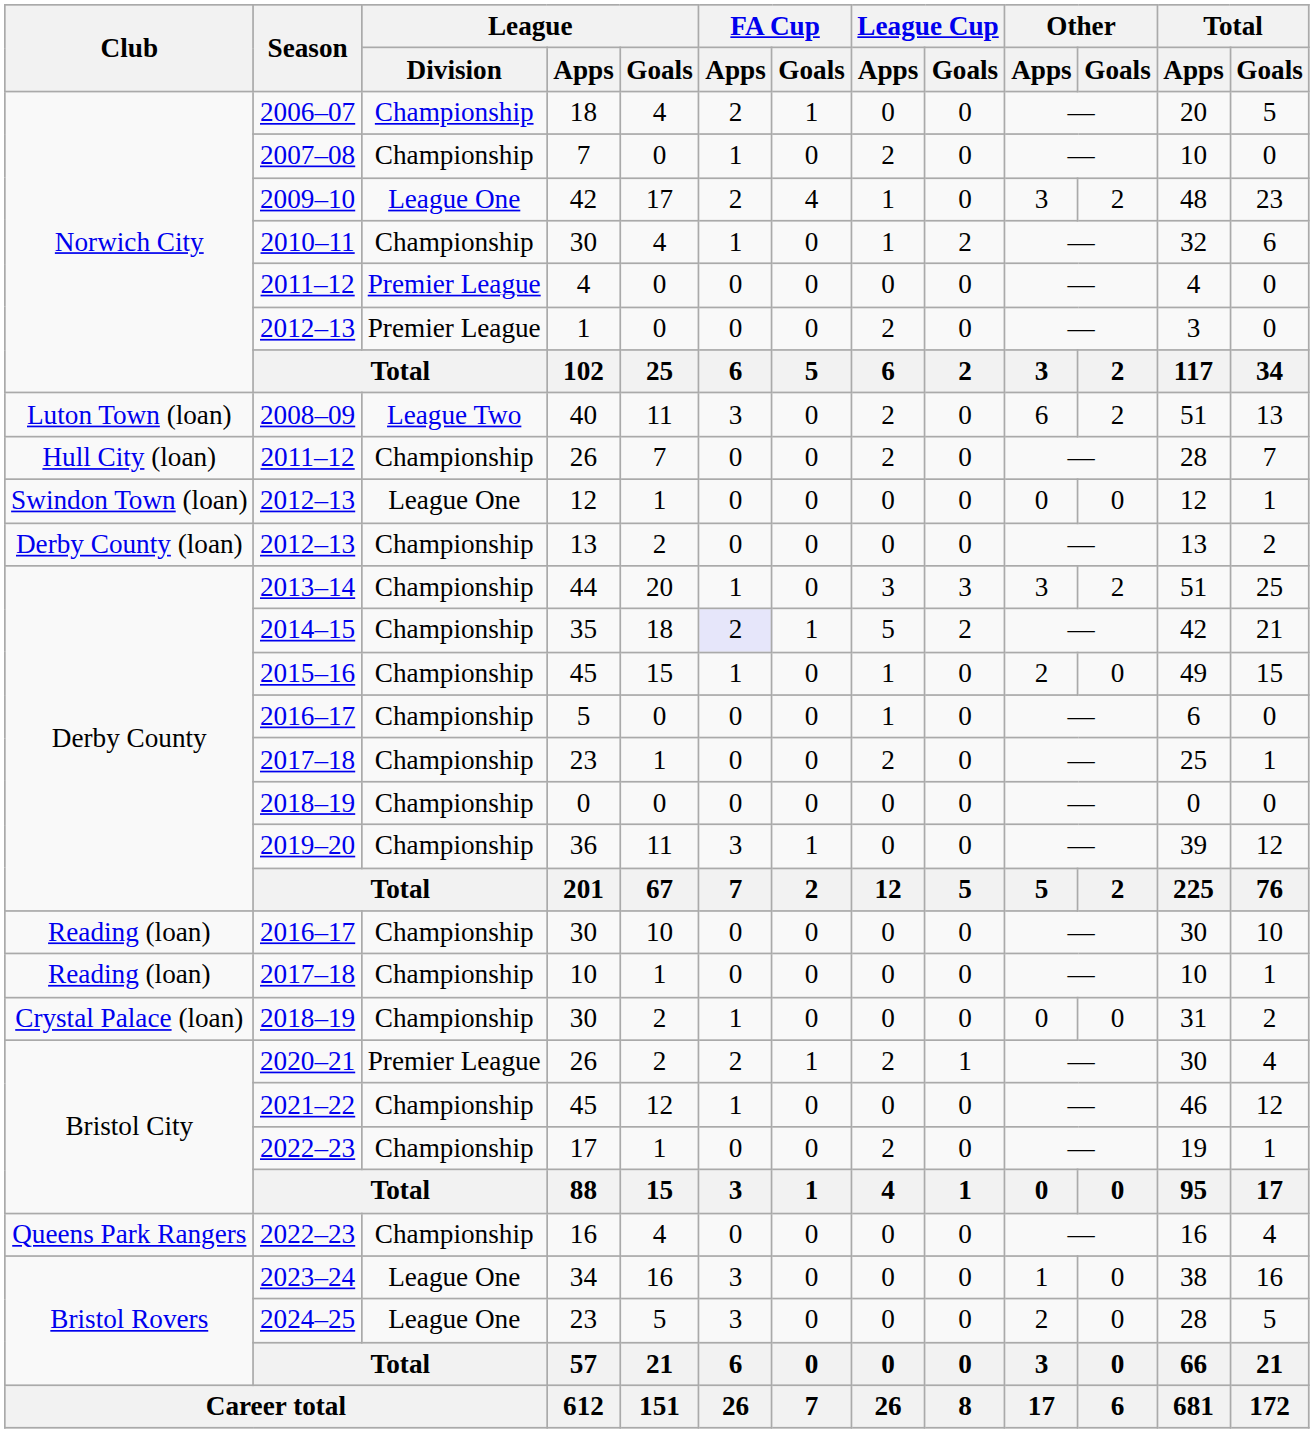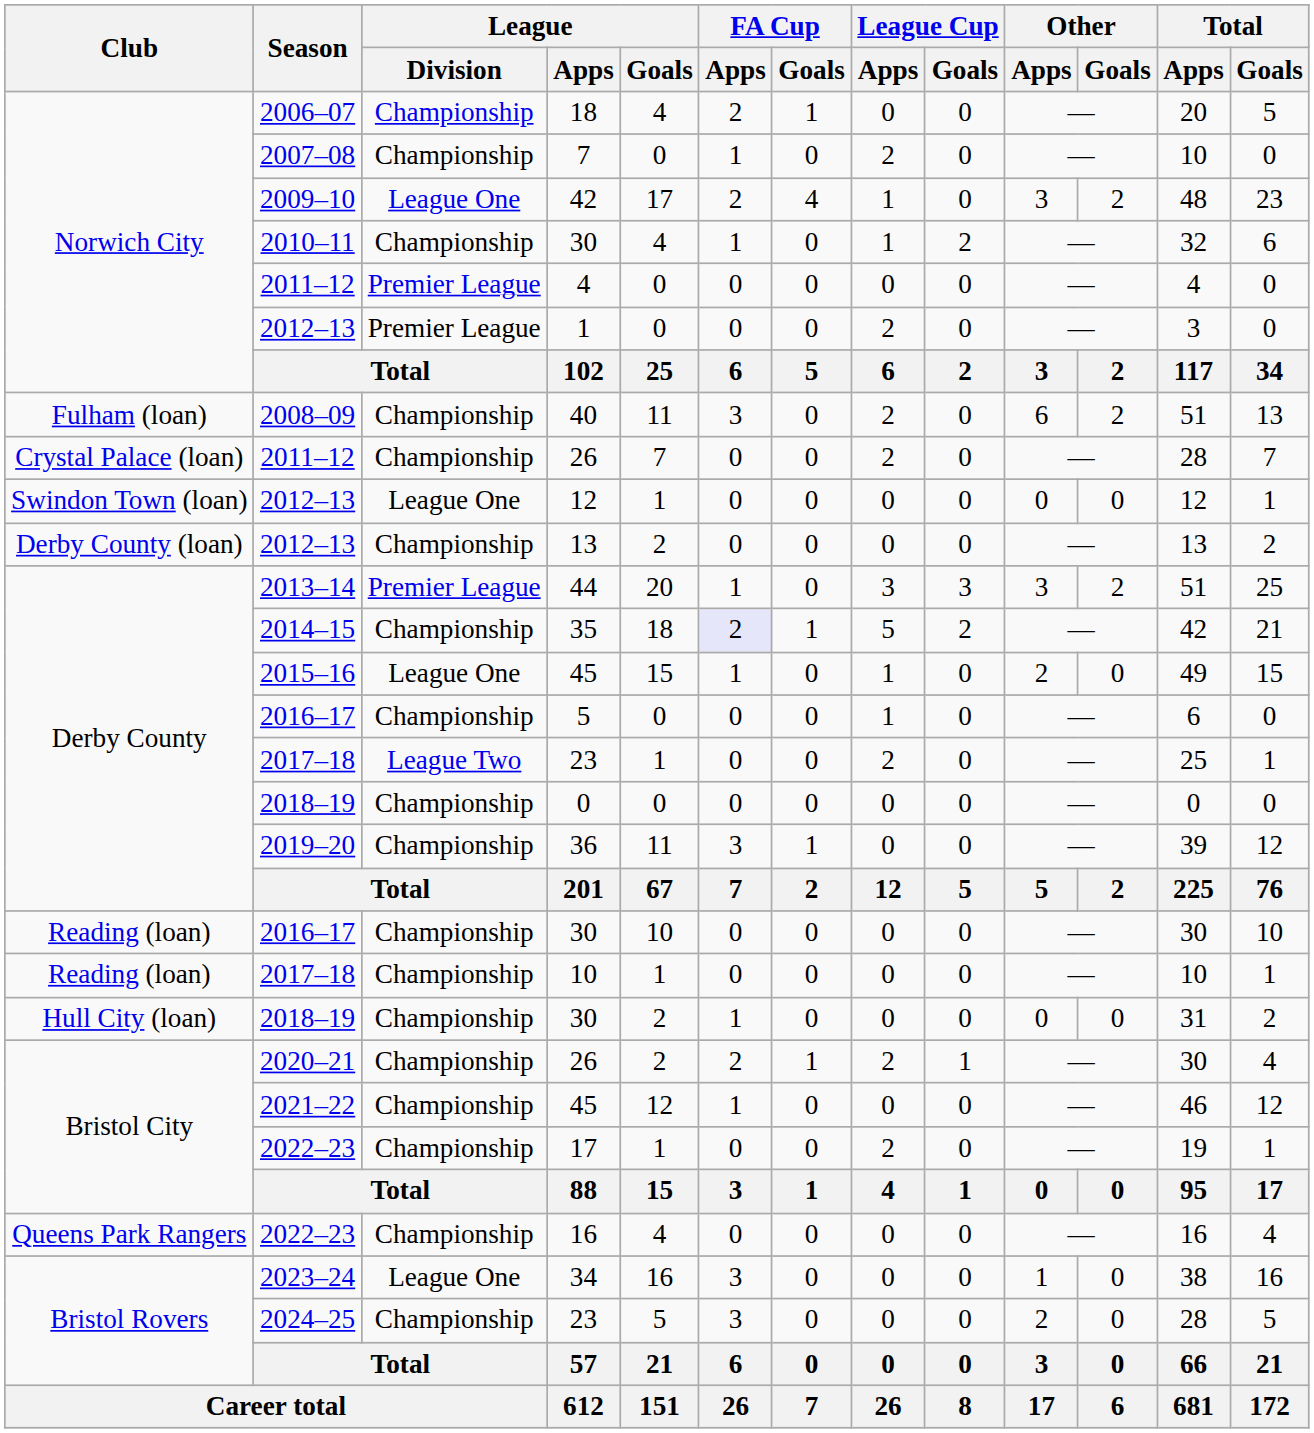(129, 414) Luton Town (loan) -> (129, 414) Fulham (loan)
(454, 414) League Two -> (454, 414) Championship
(129, 457) Hull City (loan) -> (129, 457) Crystal Palace (loan)
(454, 586) Championship -> (454, 586) Premier League
(454, 673) Championship -> (454, 673) League One
(454, 759) Championship -> (454, 759) League Two
(129, 1018) Crystal Palace (loan) -> (129, 1018) Hull City (loan)
(454, 1061) Premier League -> (454, 1061) Championship
(454, 1320) League One -> (454, 1320) Championship
